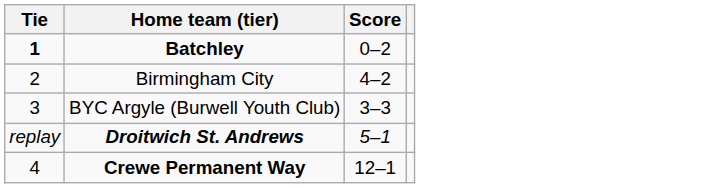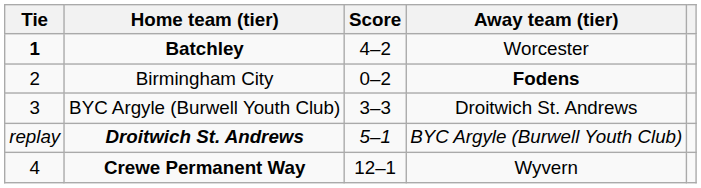+ column: (546, 19)
(375, 49) 0–2 -> (375, 49) 4–2
(375, 78) 4–2 -> (375, 78) 0–2
